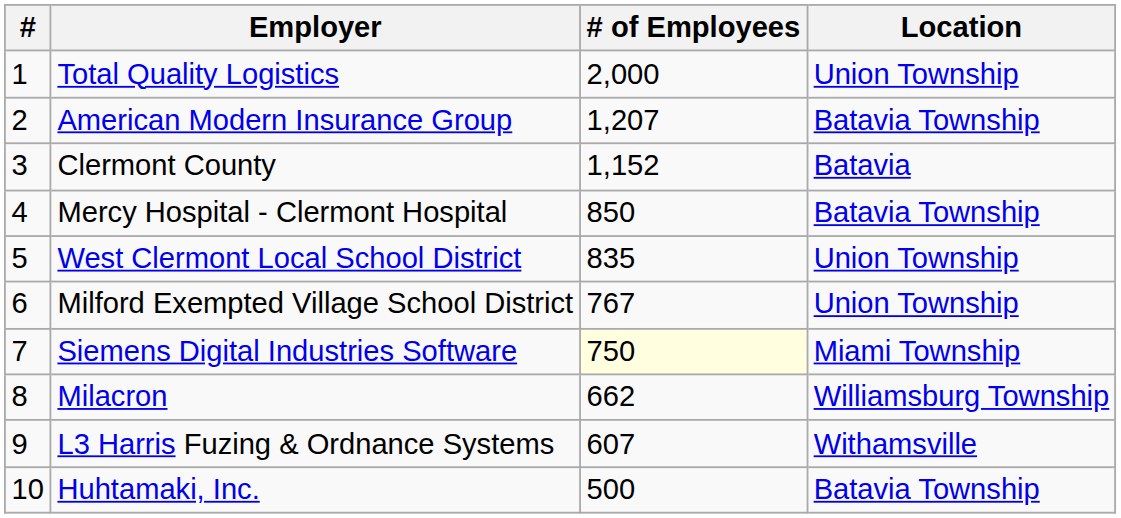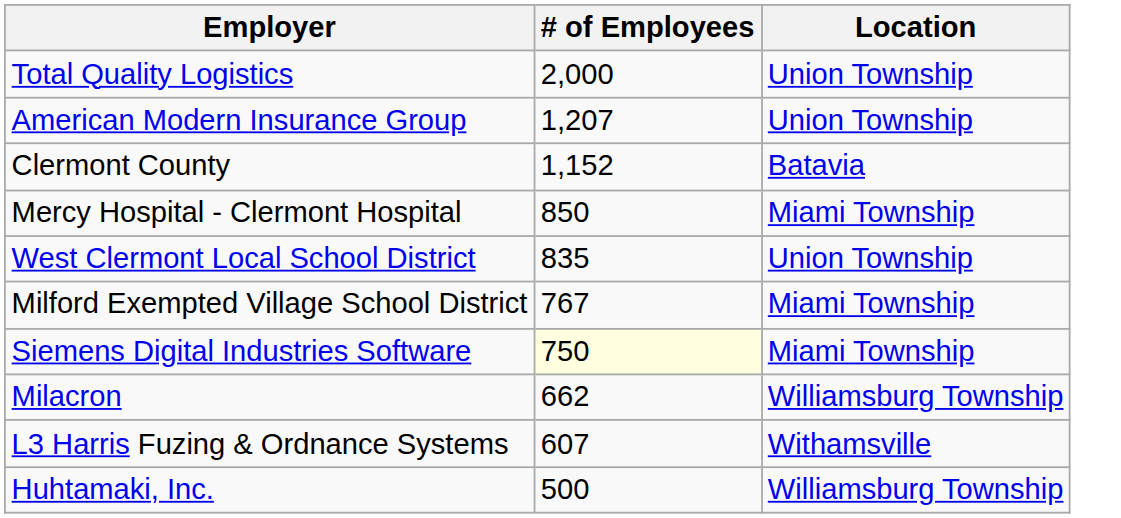- column: (28, 27)
(927, 119) Batavia Township -> (870, 119) Union Township
(927, 212) Batavia Township -> (871, 212) Miami Township
(916, 304) Union Township -> (871, 304) Miami Township
(927, 489) Batavia Township -> (916, 489) Williamsburg Township
